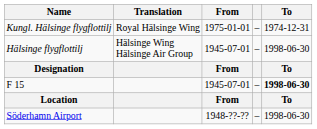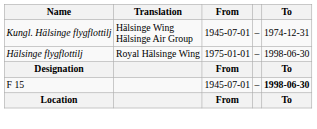(158, 27) Royal Hälsinge Wing -> (154, 33) Hälsinge Wing Hälsinge Air Group
(227, 27) 1975-01-01 -> (227, 33) 1945-07-01
(154, 48) Hälsinge Wing Hälsinge Air Group -> (158, 54) Royal Hälsinge Wing
(227, 48) 1945-07-01 -> (227, 54) 1975-01-01
- row: (44, 116)
